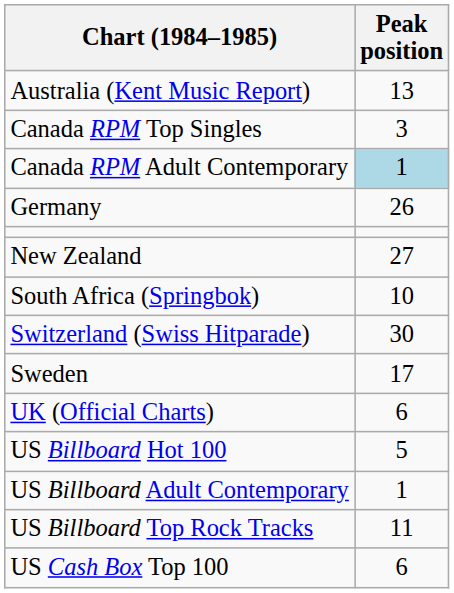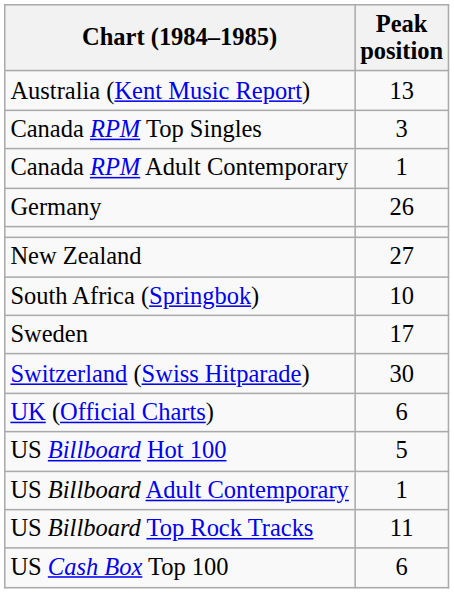(402, 167) lightblue background -> (402, 167) no background
rows swapped: (49, 373) <-> (160, 334)
